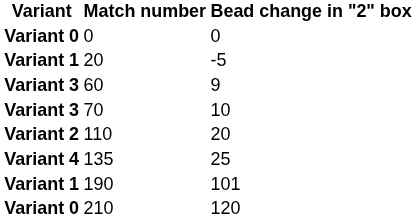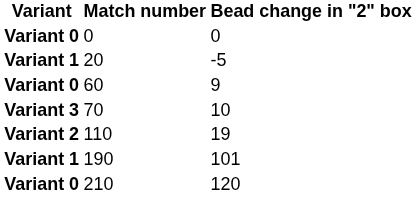(42, 85) Variant 3 -> (42, 85) Variant 0
(220, 134) 20 -> (220, 134) 19
- row: (99, 159)
